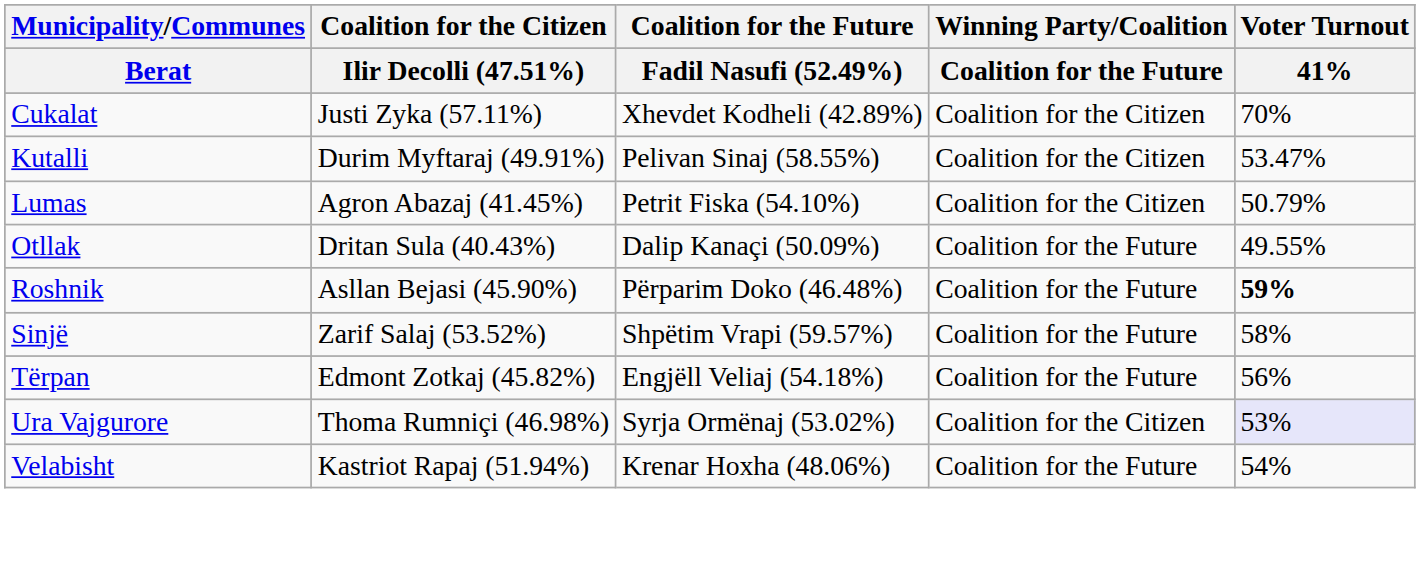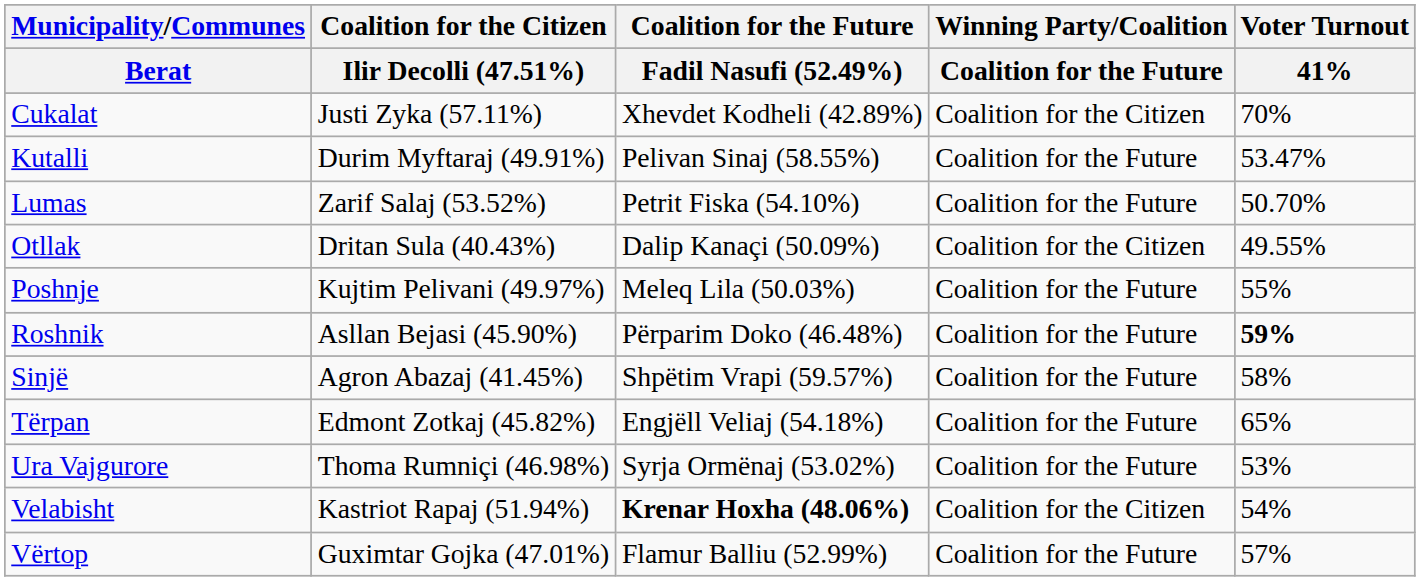(1070, 158) Coalition for the Citizen -> (1066, 158) Coalition for the Future
(450, 202) Agron Abazaj (41.45%) -> (432, 202) Zarif Salaj (53.52%)
(1070, 202) Coalition for the Citizen -> (1066, 202) Coalition for the Future
(1283, 202) 50.79% -> (1283, 202) 50.70%
(1066, 245) Coalition for the Future -> (1070, 245) Coalition for the Citizen
+ row: (55, 289)
(432, 333) Zarif Salaj (53.52%) -> (450, 377) Agron Abazaj (41.45%)
(1266, 377) 56% -> (1266, 421) 65%
(1070, 421) Coalition for the Citizen -> (1066, 465) Coalition for the Future
(1266, 421) lavender background -> (1266, 465) no background
(756, 465) normal -> (766, 509) bold
(1066, 465) Coalition for the Future -> (1070, 509) Coalition for the Citizen
+ row: (50, 553)
